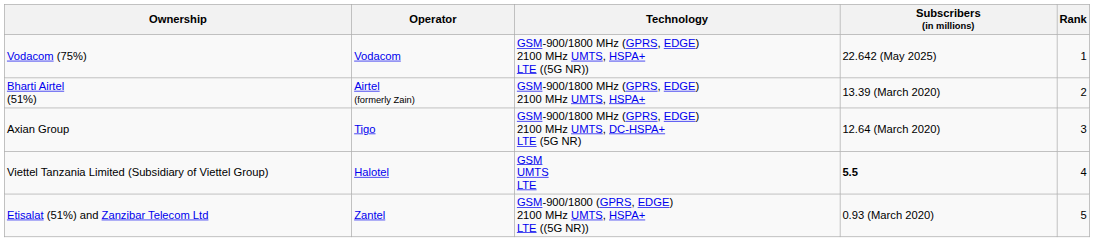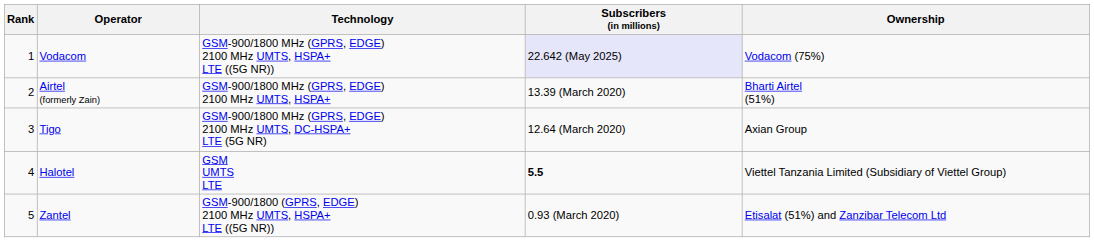columns swapped: (1073, 19) <-> (178, 19)
(889, 56) no background -> (575, 56) lavender background
